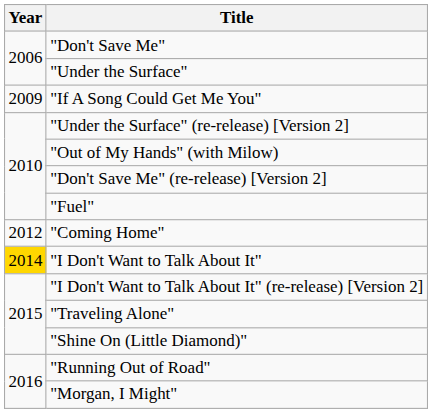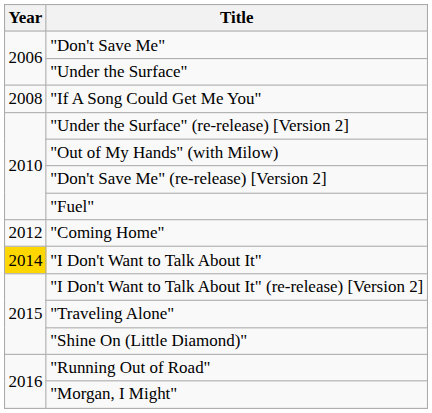(25, 98) 2009 -> (25, 98) 2008
